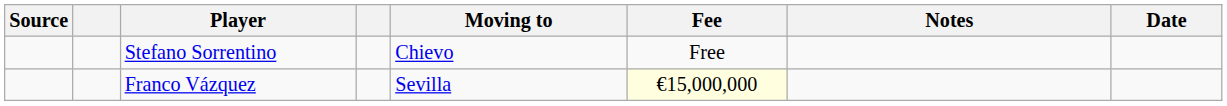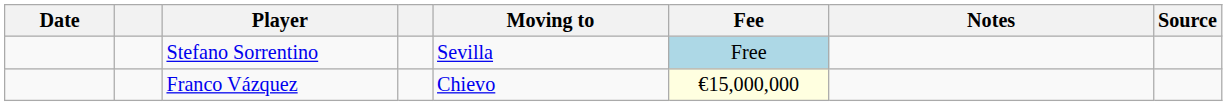columns swapped: (1166, 20) <-> (39, 20)
(424, 52) Chievo -> (465, 52) Sevilla
(707, 52) no background -> (749, 52) lightblue background
(423, 84) Sevilla -> (466, 84) Chievo
